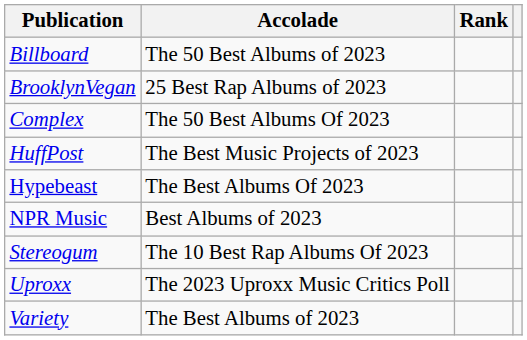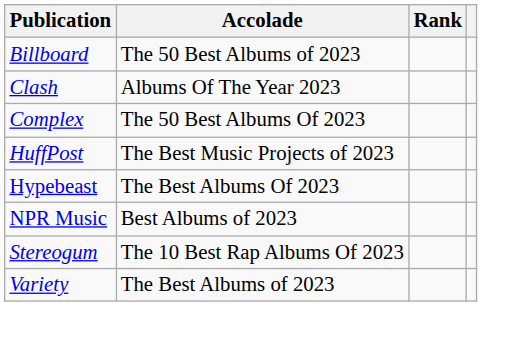- row: (73, 86)
+ row: (34, 86)
- row: (40, 284)
